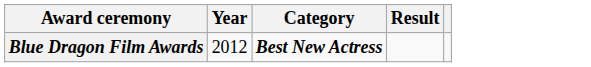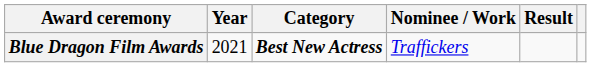+ column: (453, 18)
(230, 47) 2012 -> (230, 47) 2021
